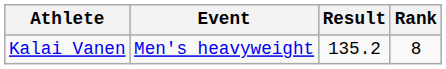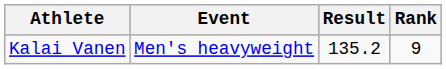(416, 49) 8 -> (416, 49) 9
